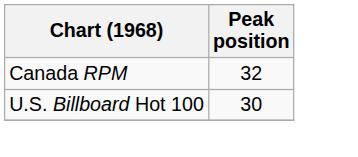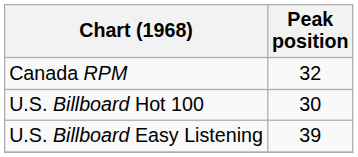+ row: (136, 135)
